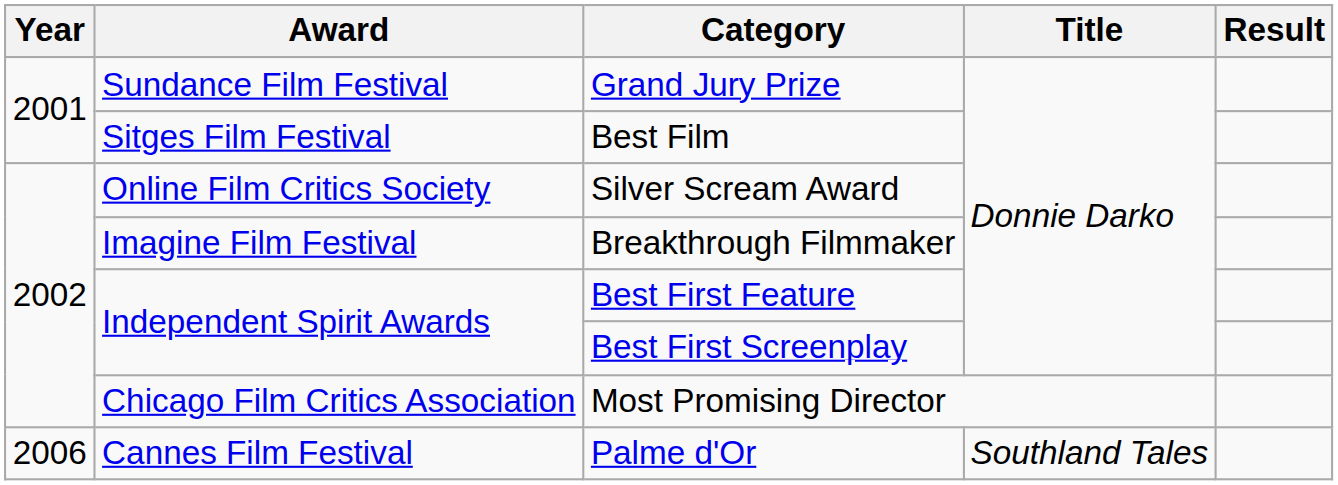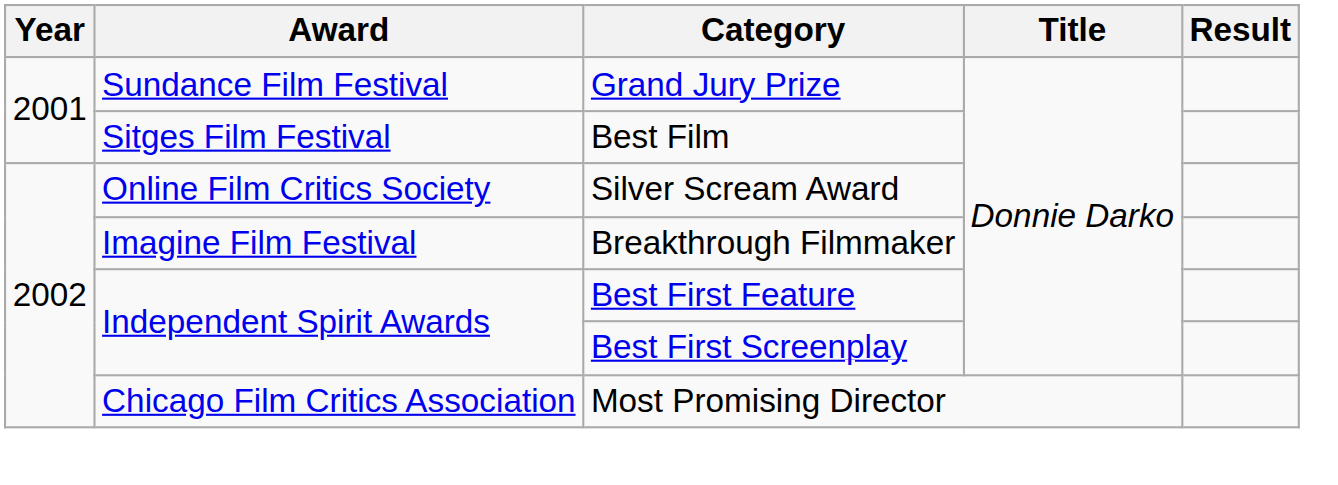- row: (674, 453)
